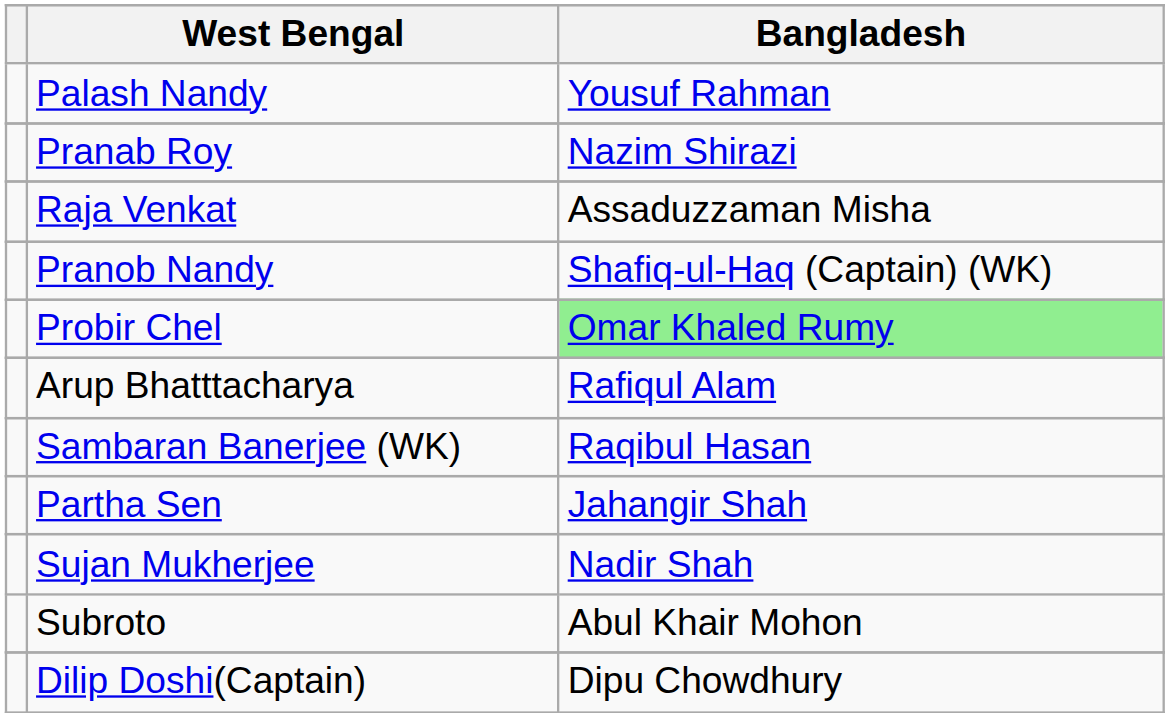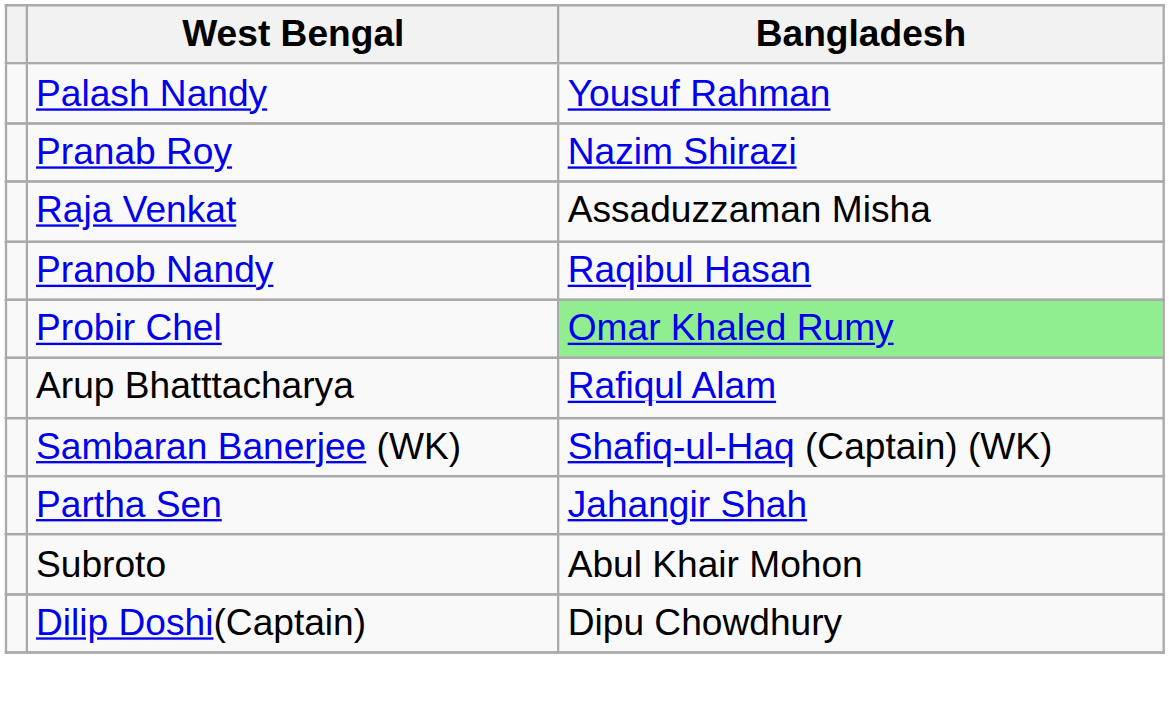(810, 269) Shafiq-ul-Haq (Captain) (WK) -> (689, 269) Raqibul Hasan
(689, 446) Raqibul Hasan -> (810, 446) Shafiq-ul-Haq (Captain) (WK)
- row: (175, 563)
